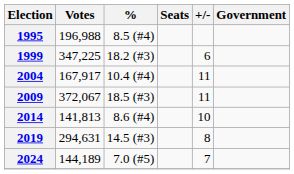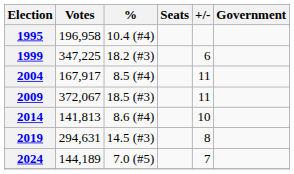(80, 35) 196,988 -> (80, 35) 196,958
(134, 35) 8.5 (#4) -> (131, 35) 10.4 (#4)
(131, 76) 10.4 (#4) -> (134, 76) 8.5 (#4)
